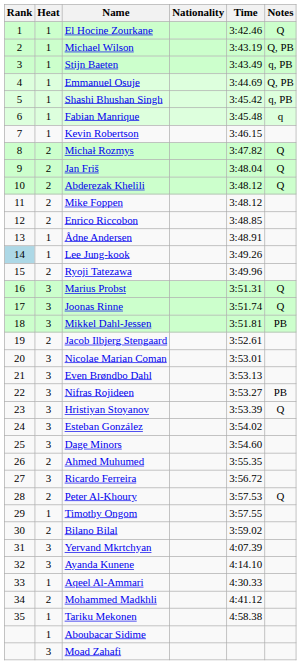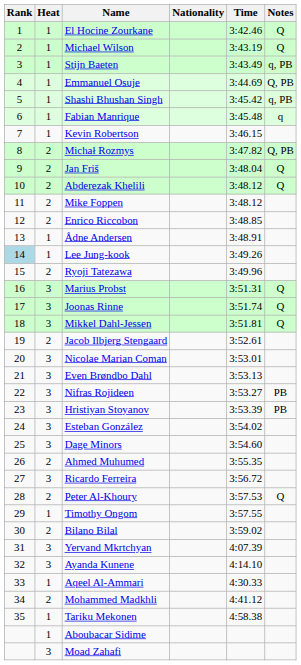(280, 47) Q, PB -> (280, 47) Q
(280, 151) Q -> (280, 151) Q, PB
(280, 323) PB -> (280, 323) Q
(280, 409) Q -> (280, 409) PB
